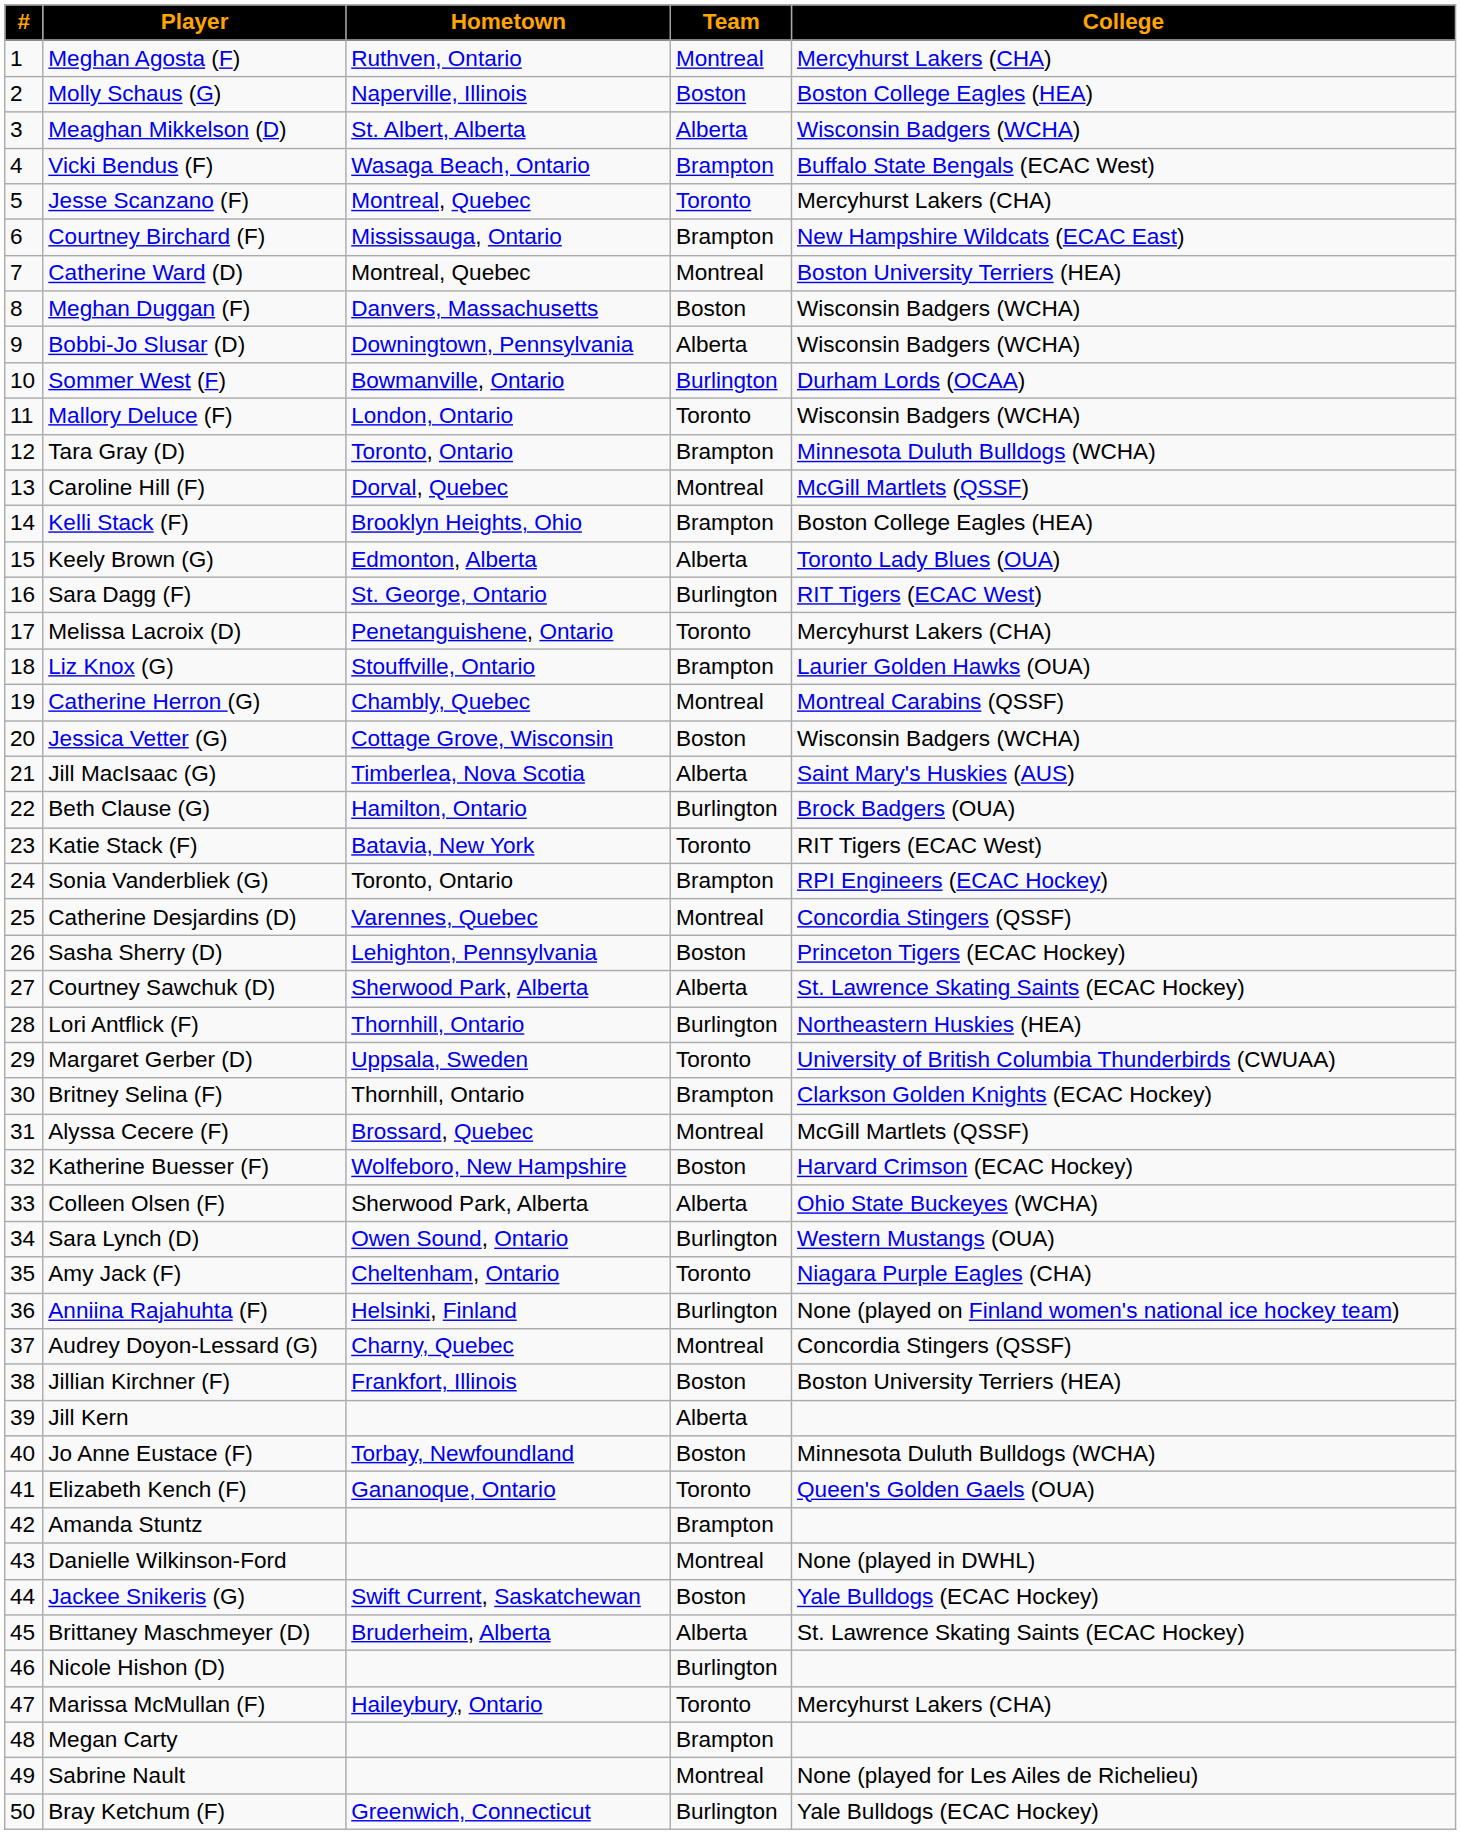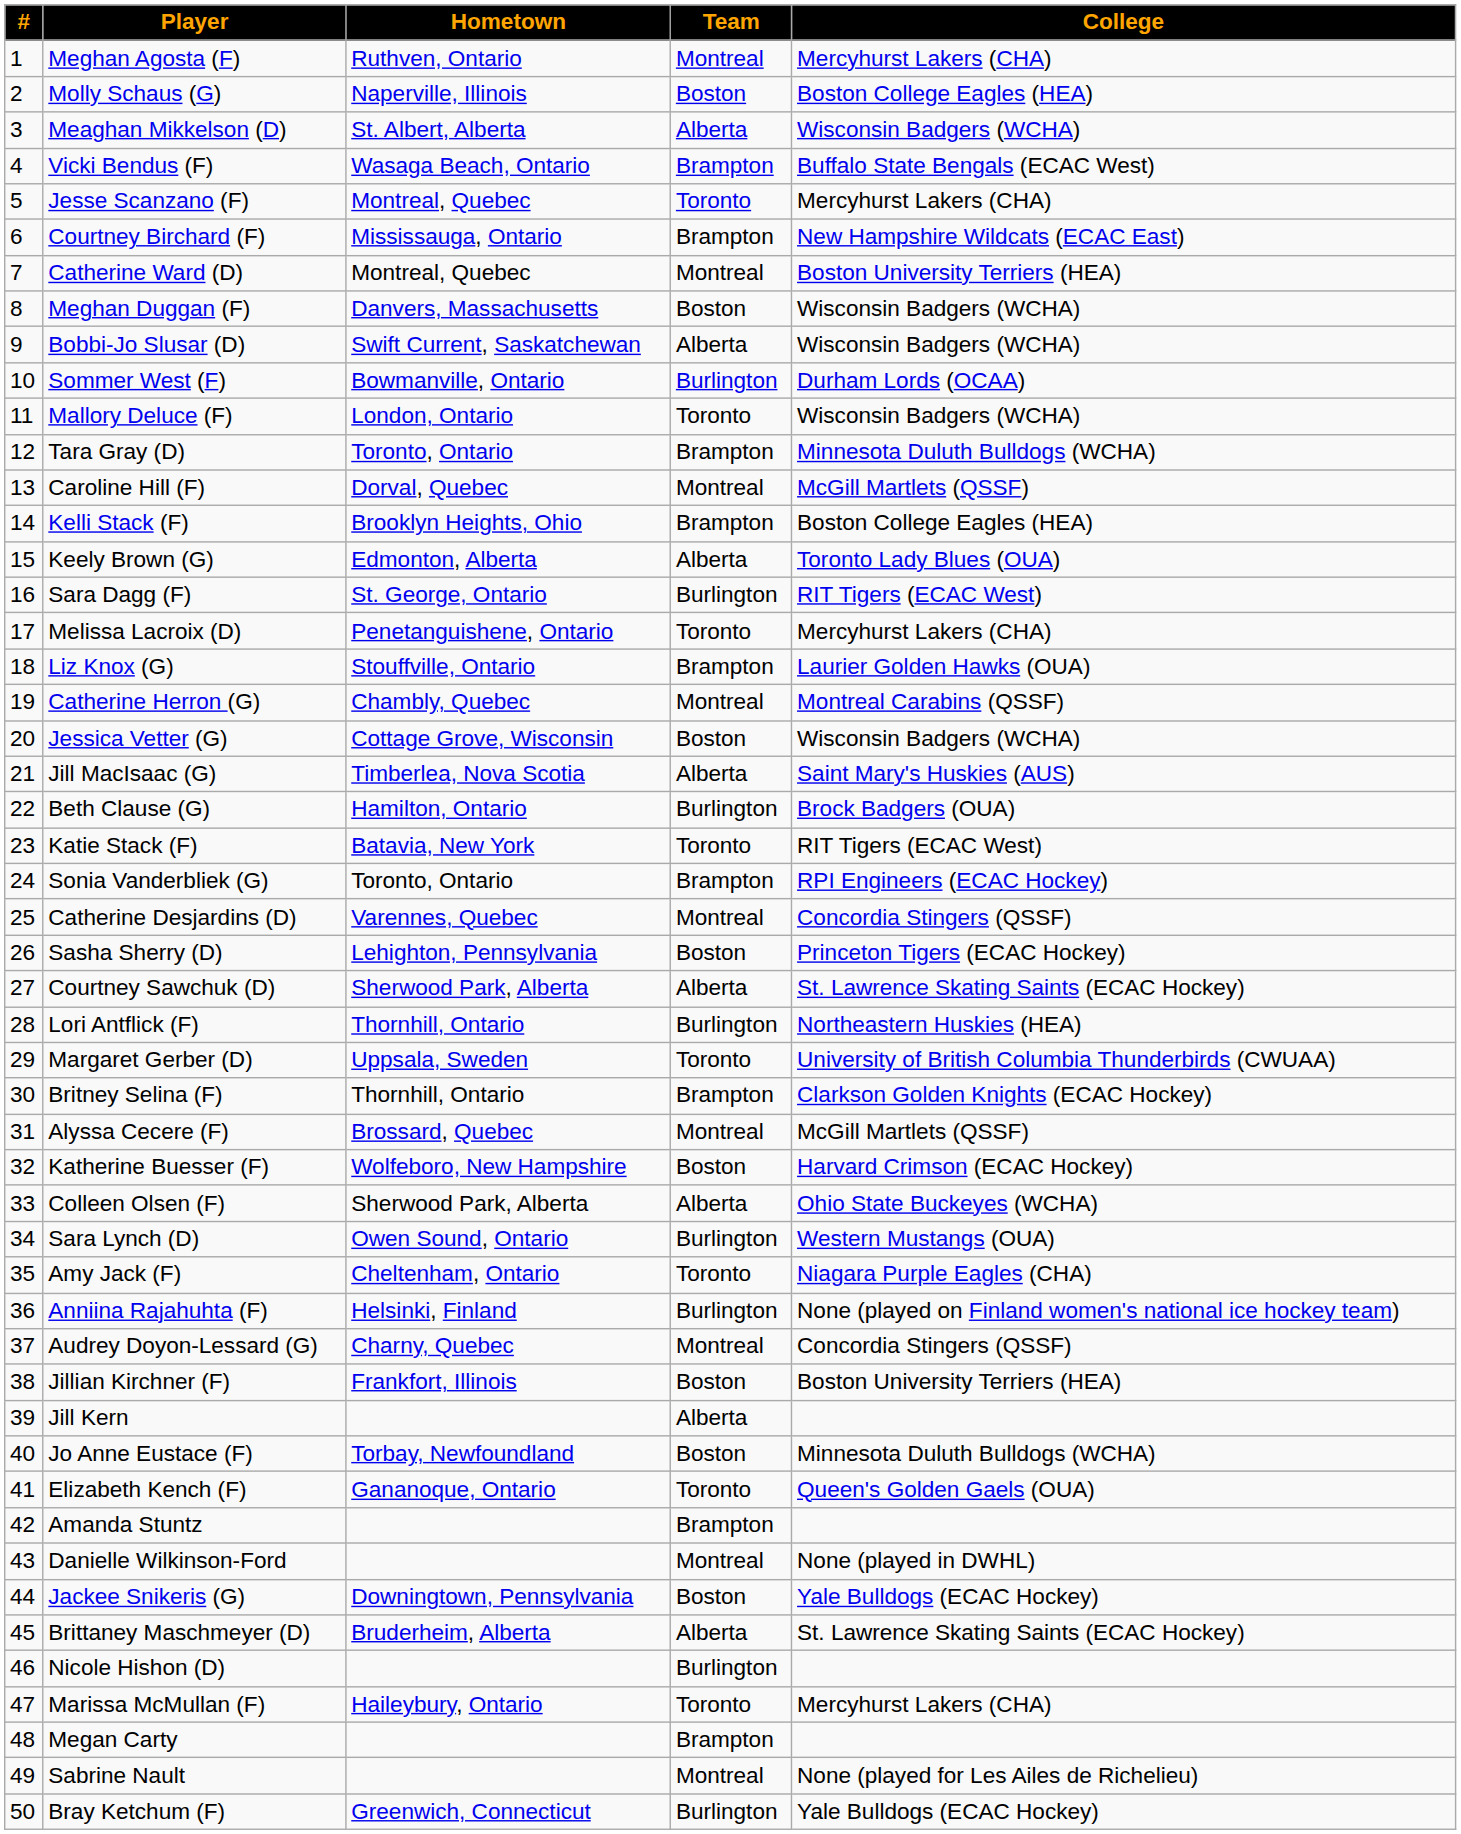(492, 344) Downingtown, Pennsylvania -> (496, 344) Swift Current, Saskatchewan
(496, 1596) Swift Current, Saskatchewan -> (492, 1596) Downingtown, Pennsylvania
